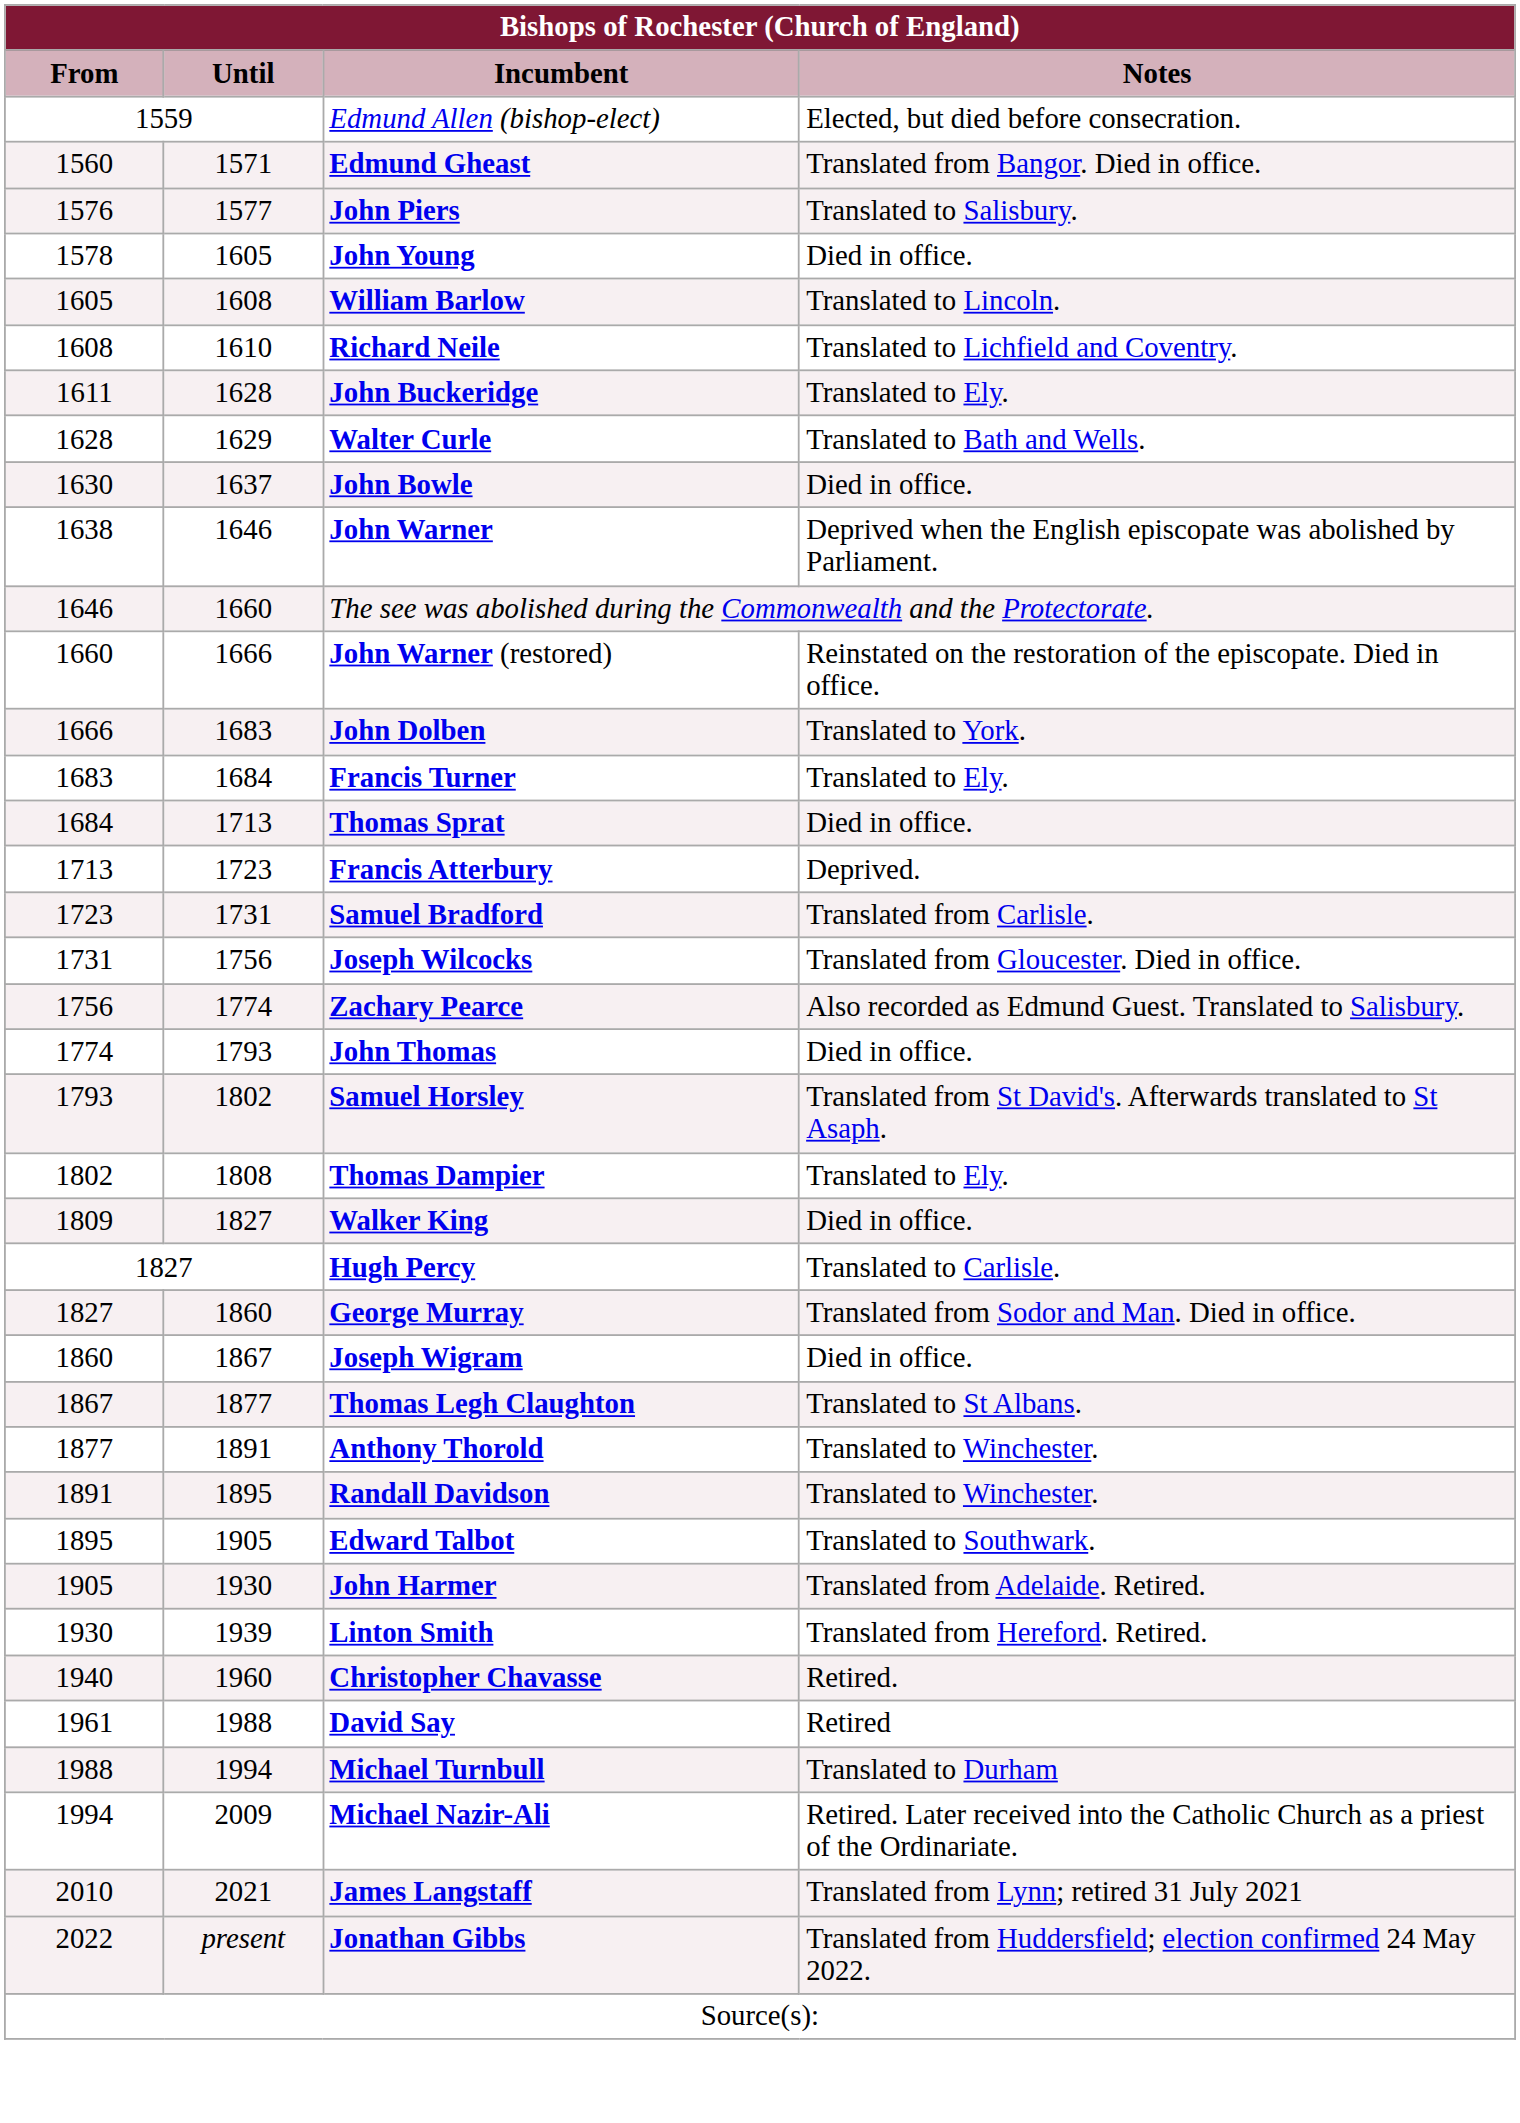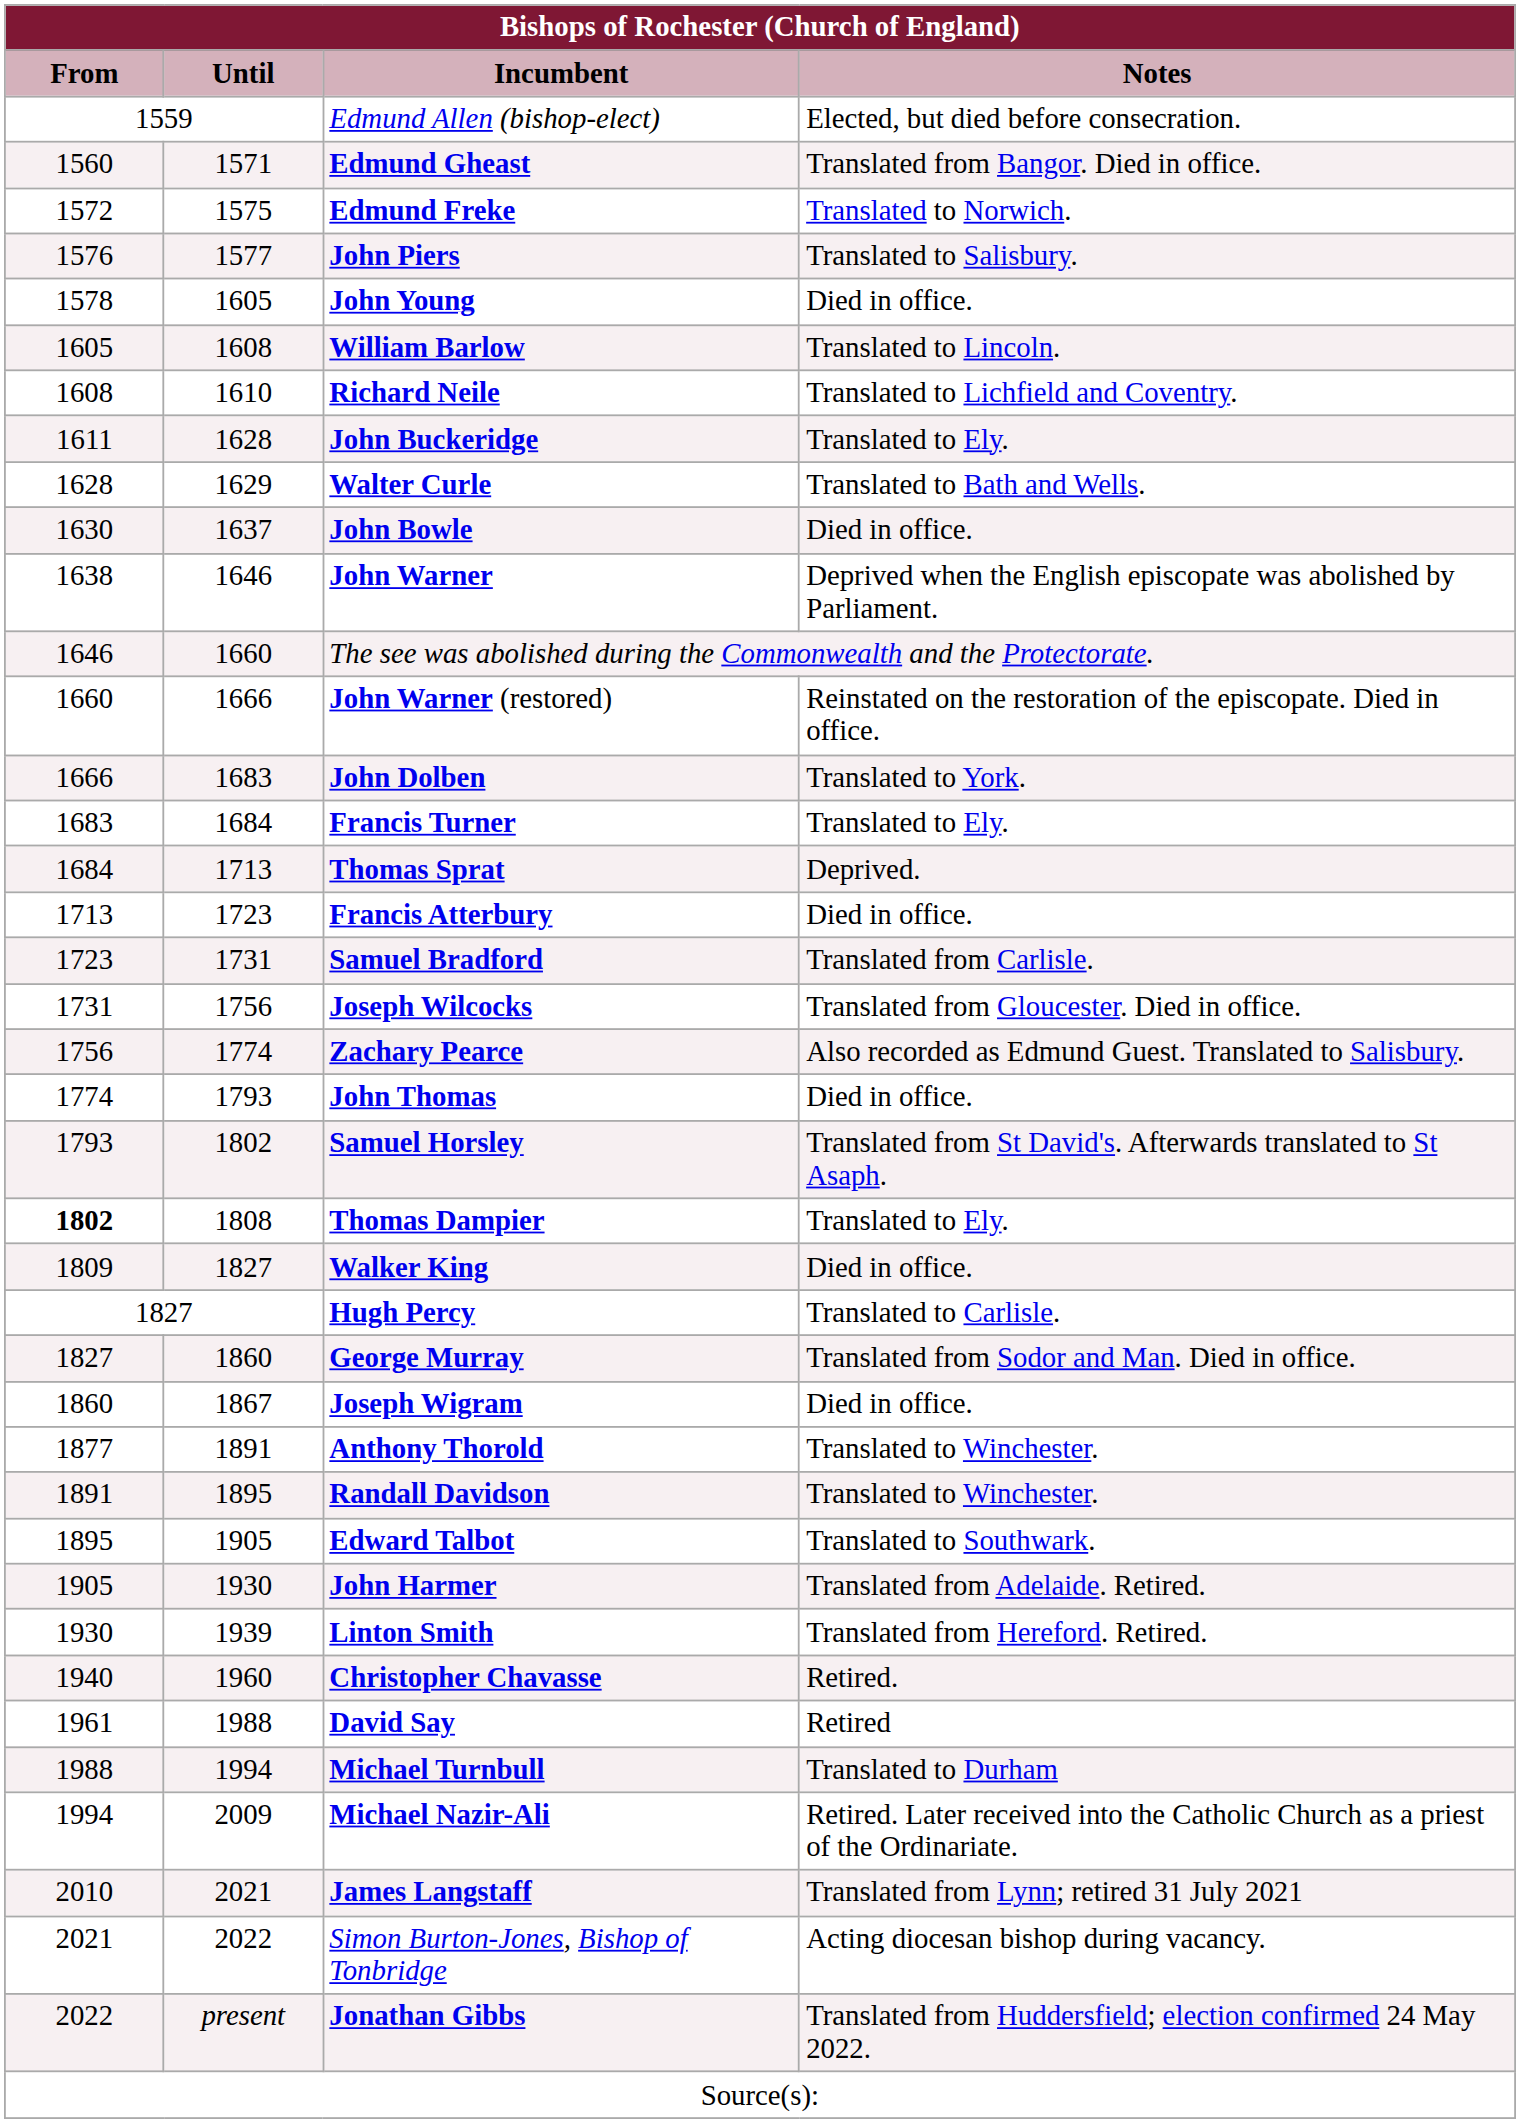+ row: (422, 210)
(889, 822) Died in office. -> (863, 868) Deprived.
(863, 868) Deprived. -> (889, 914) Died in office.
(84, 1175) normal -> (84, 1220) bold
- row: (482, 1403)
+ row: (509, 1954)
